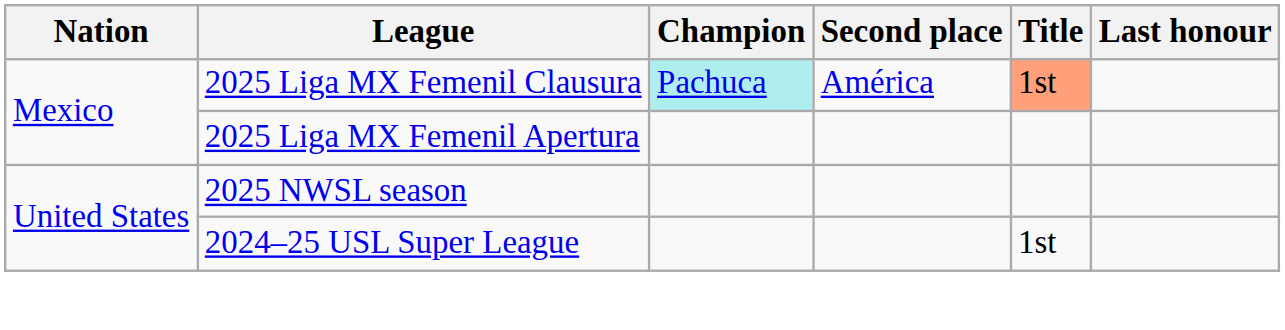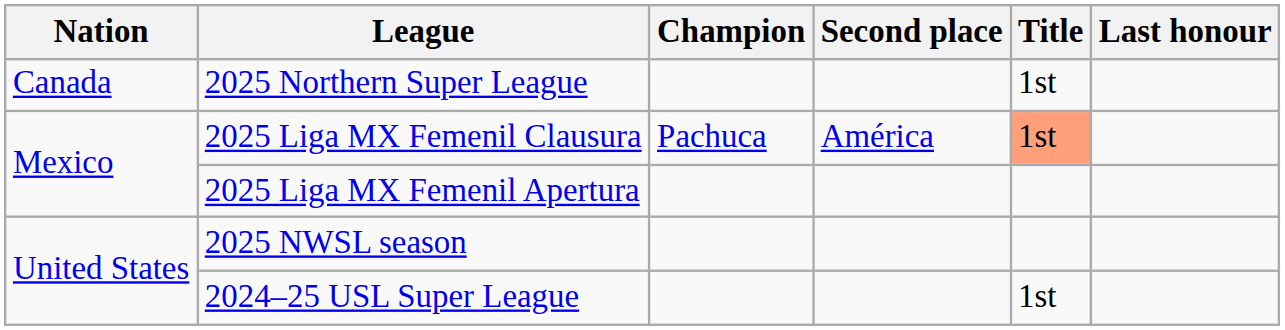+ row: (396, 84)
(712, 84) paleturquoise background -> (712, 137) no background
